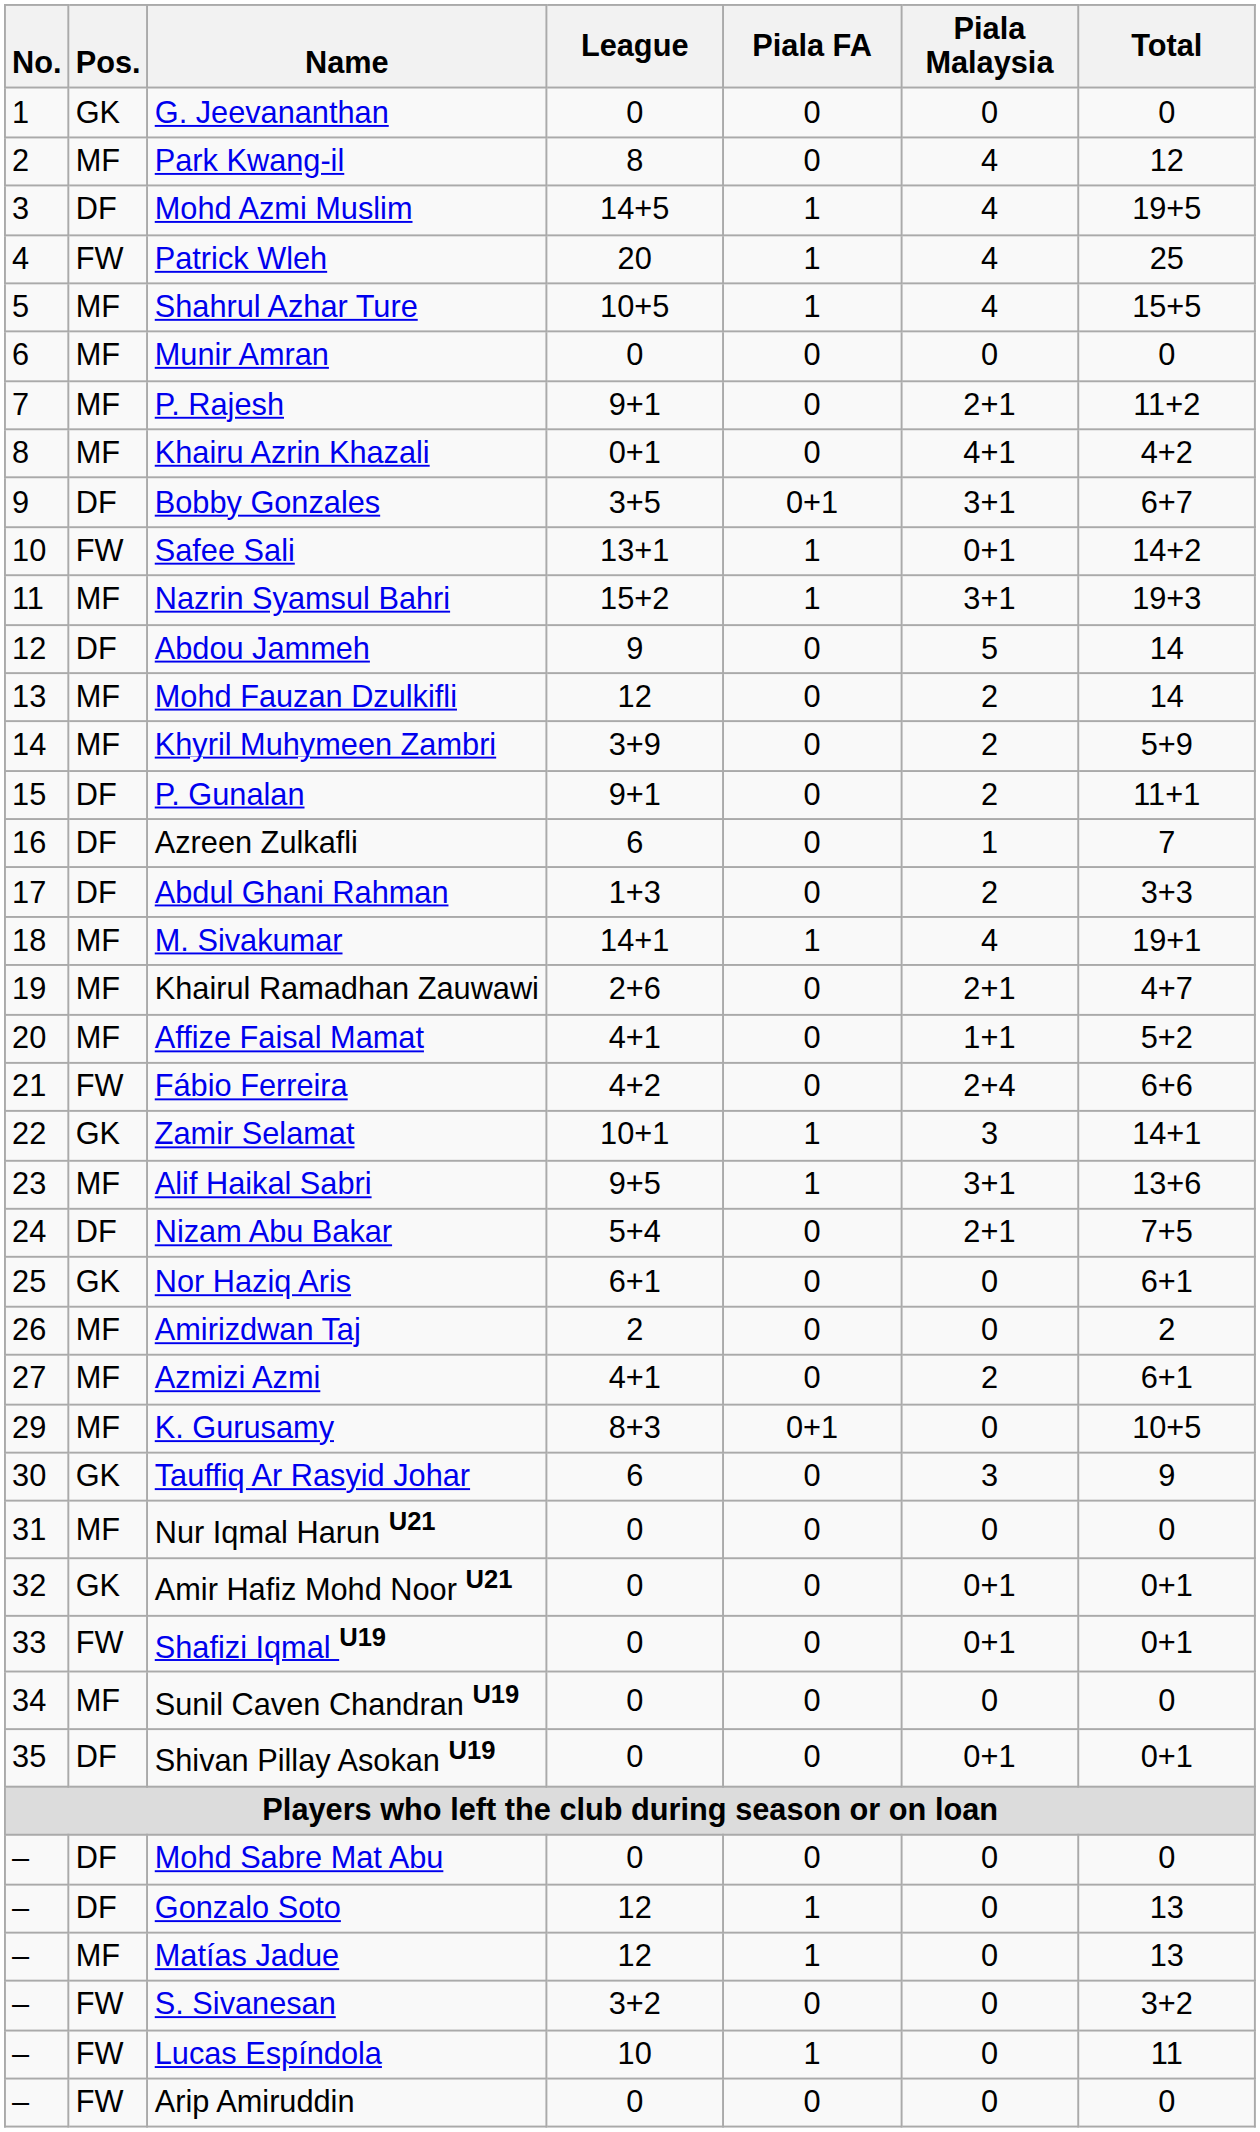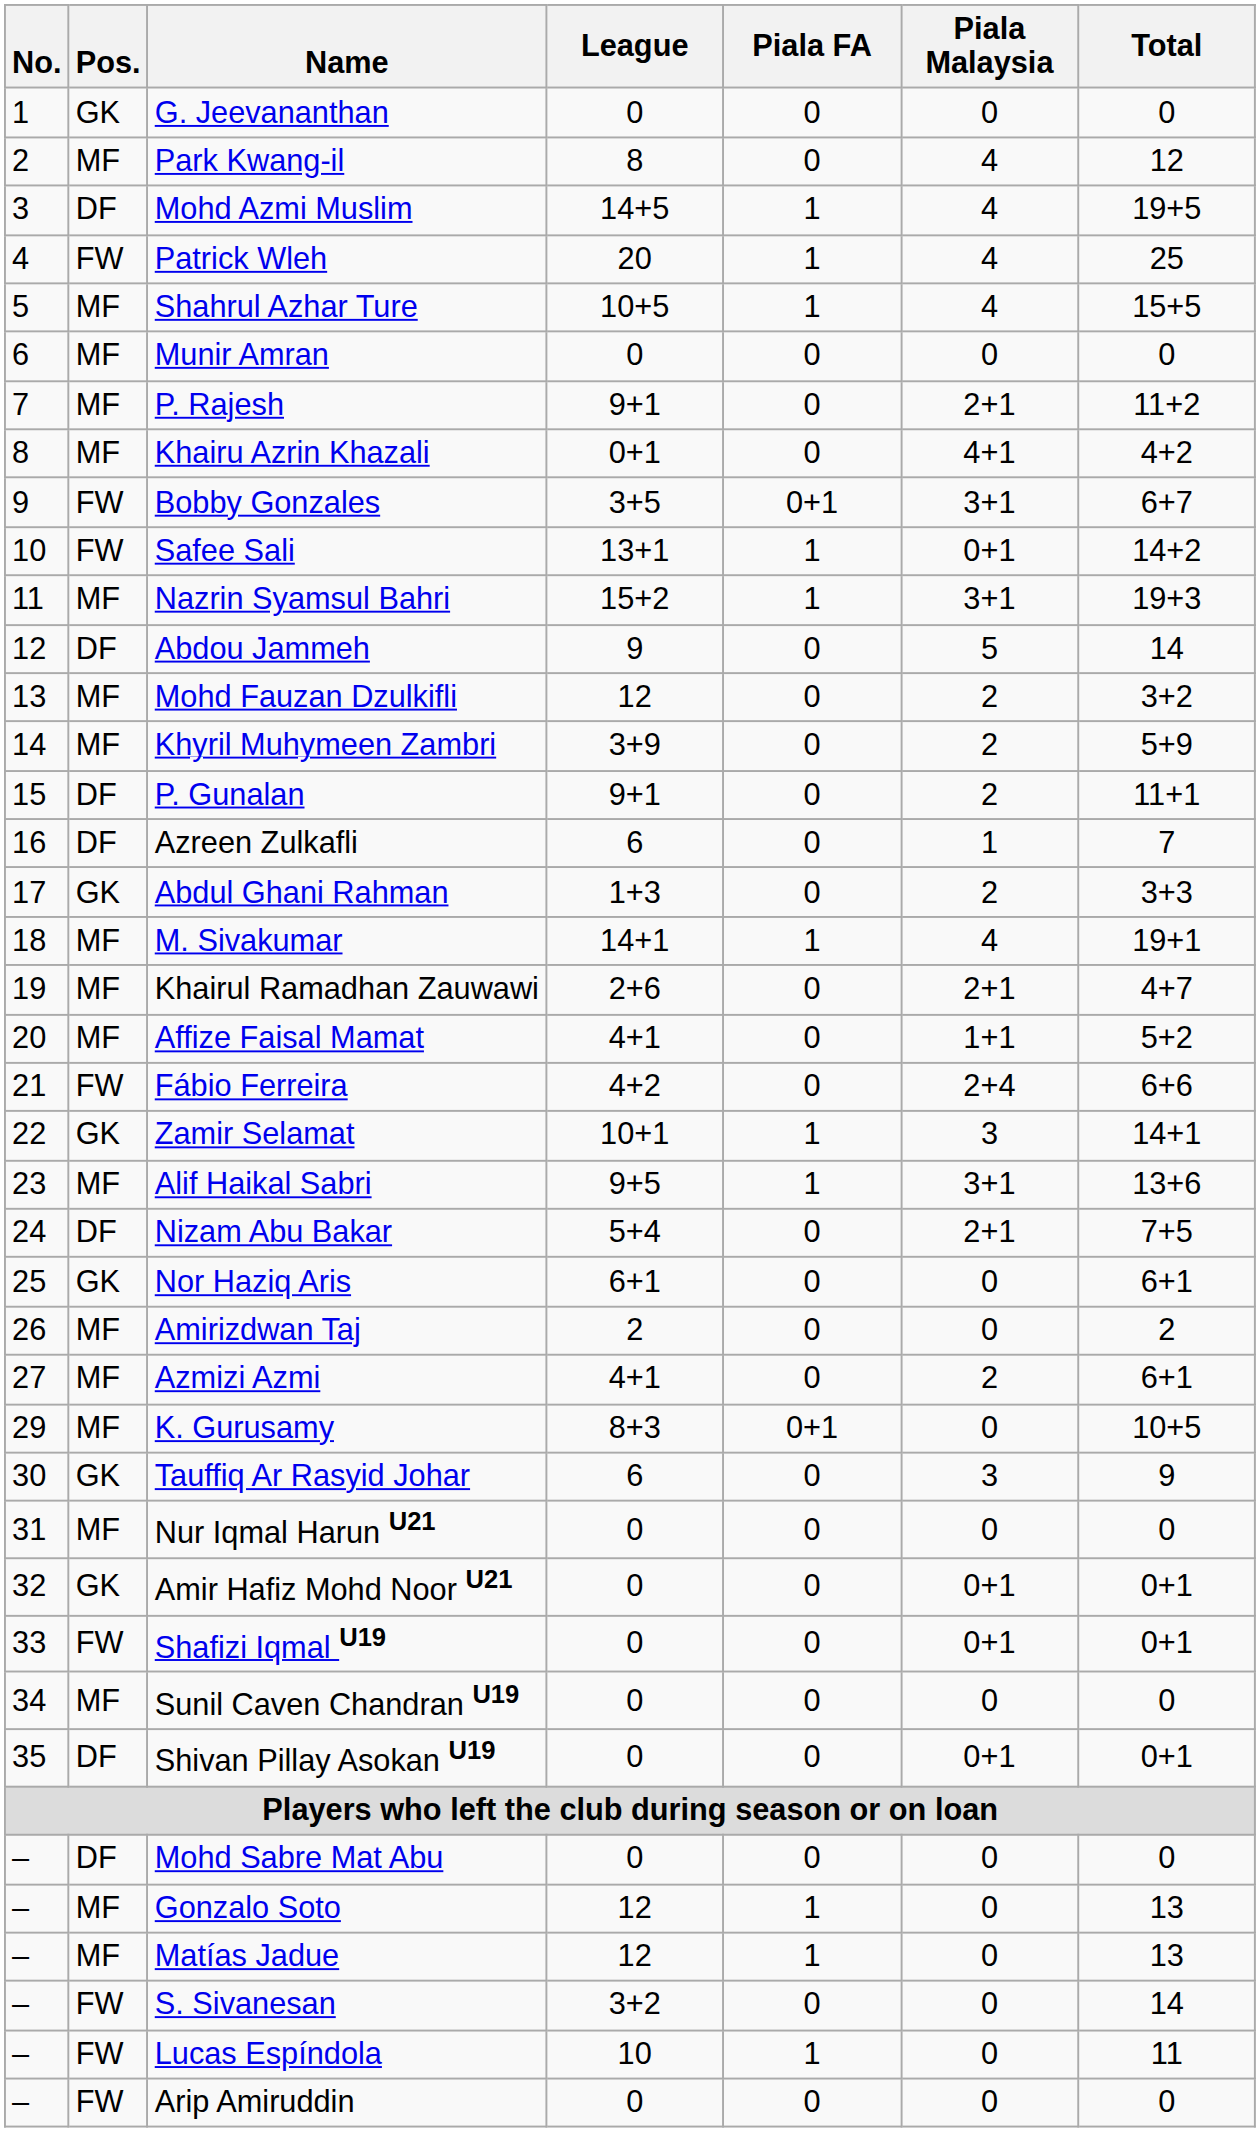(96, 501) DF -> (100, 501) FW
(1167, 696) 14 -> (1167, 696) 3+2
(96, 891) DF -> (98, 891) GK
(96, 1907) DF -> (98, 1907) MF
(1167, 2005) 3+2 -> (1167, 2005) 14
